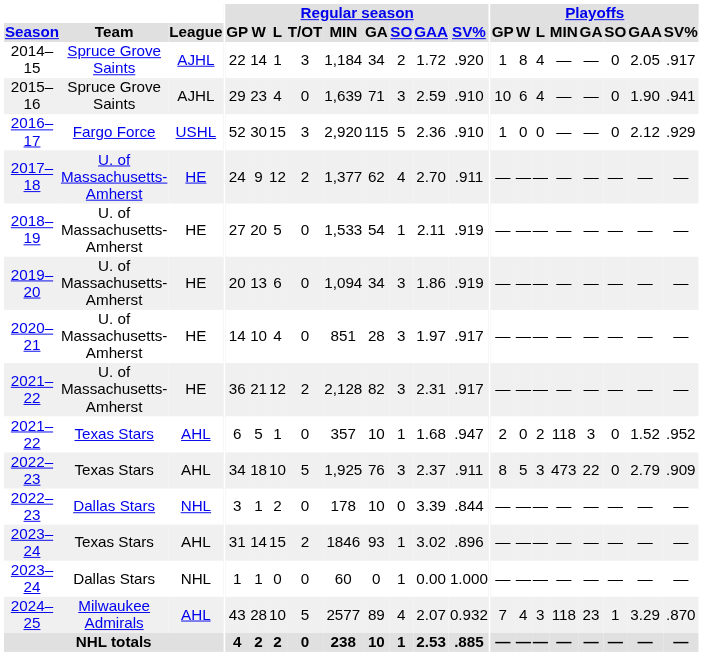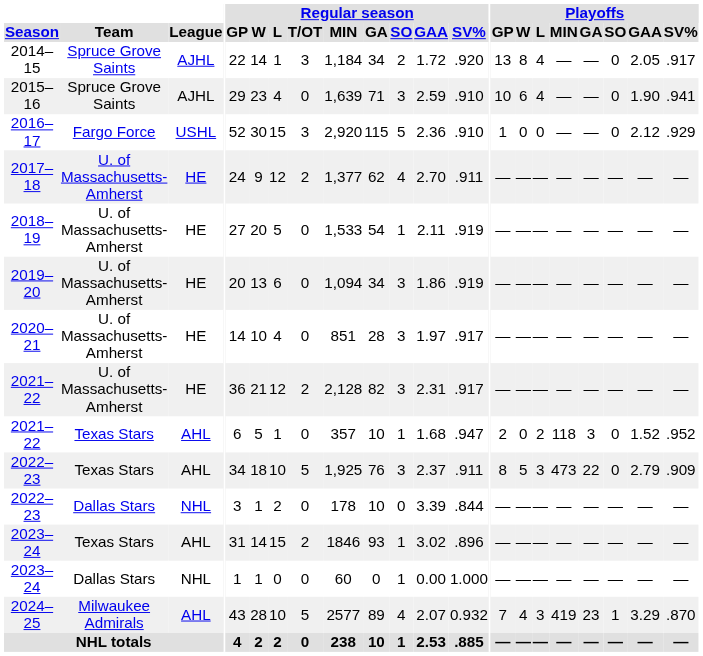(503, 60) 1 -> (503, 60) 13
(564, 614) 118 -> (564, 614) 419
